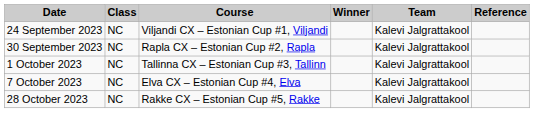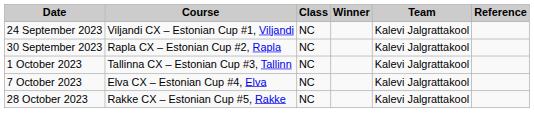columns swapped: (235, 13) <-> (122, 13)
